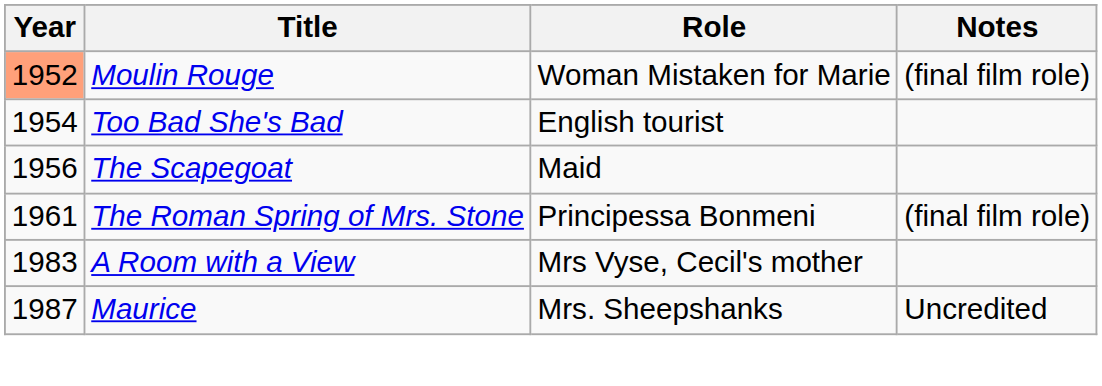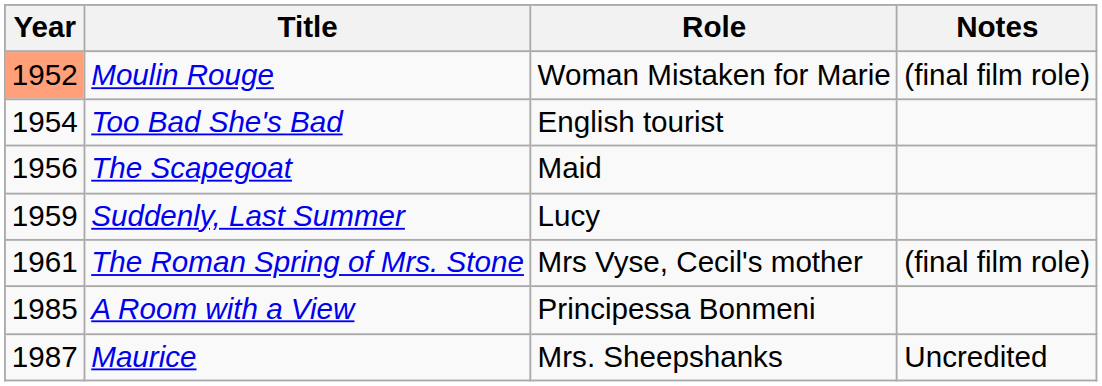+ row: (248, 215)
(677, 215) Principessa Bonmeni -> (700, 262) Mrs Vyse, Cecil's mother
(45, 262) 1983 -> (45, 309) 1985
(700, 262) Mrs Vyse, Cecil's mother -> (677, 309) Principessa Bonmeni
